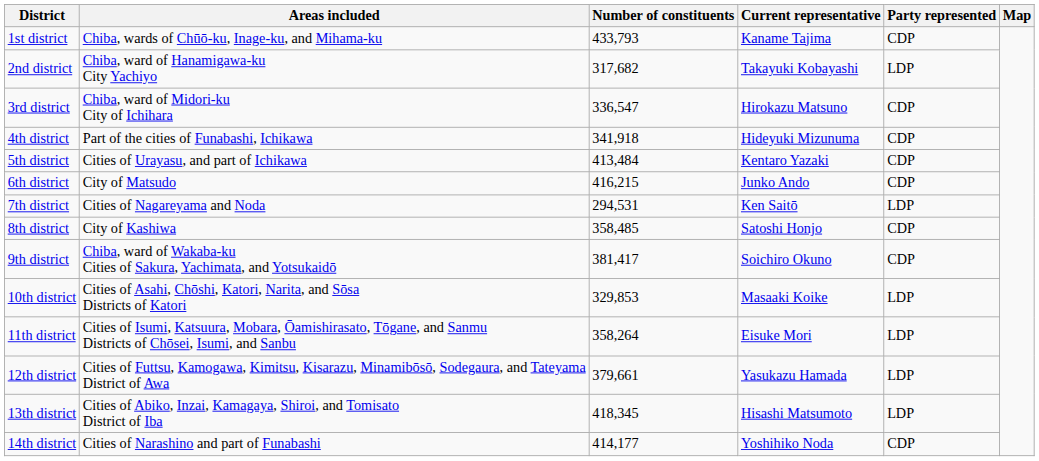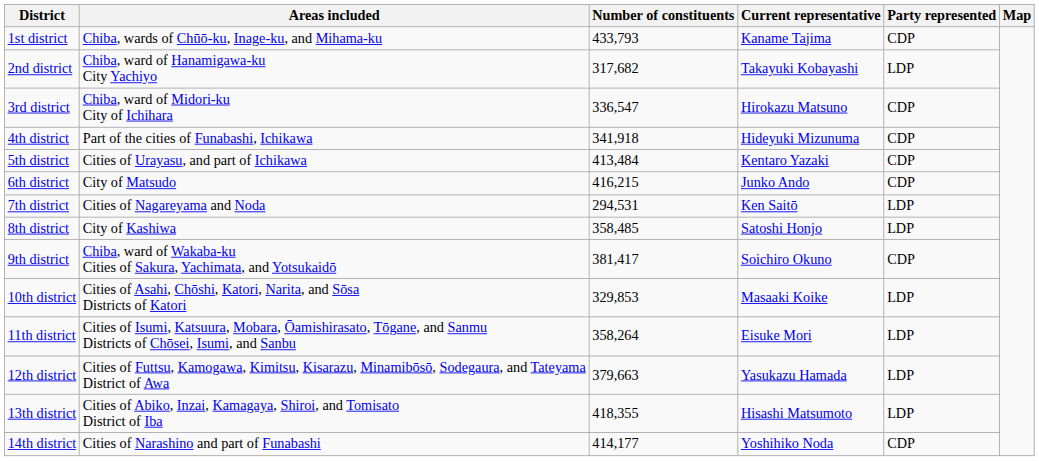(901, 228) CDP -> (901, 228) LDP
(615, 374) 379,661 -> (615, 374) 379,663
(615, 413) 418,345 -> (615, 413) 418,355
